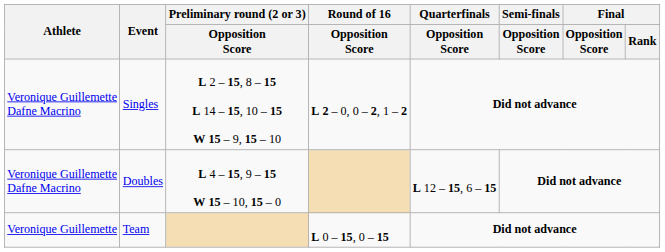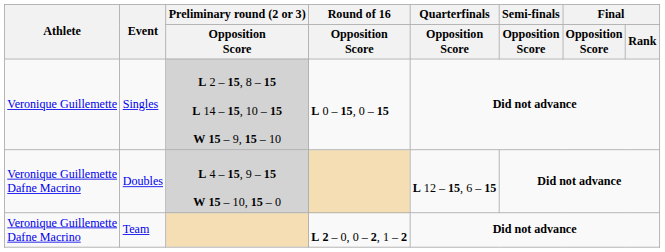(62, 104) Veronique Guillemette Dafne Macrino -> (62, 104) Veronique Guillemette
(237, 111) no background -> (237, 111) lightgrey background
(359, 111) L 2 – 0, 0 – 2, 1 – 2 -> (350, 111) L 0 – 15, 0 – 15
(237, 188) no background -> (237, 188) lightgrey background
(62, 230) Veronique Guillemette -> (62, 230) Veronique Guillemette Dafne Macrino
(350, 237) L 0 – 15, 0 – 15 -> (359, 237) L 2 – 0, 0 – 2, 1 – 2
